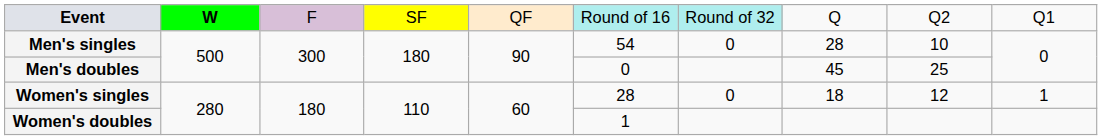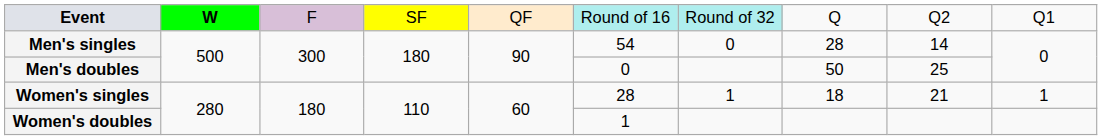(939, 44) 10 -> (939, 44) 14
(835, 70) 45 -> (835, 70) 50
(730, 96) 0 -> (730, 96) 1
(939, 96) 12 -> (939, 96) 21
